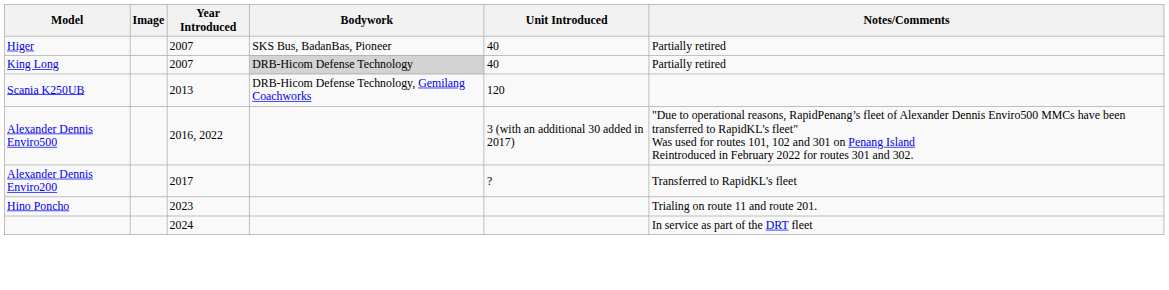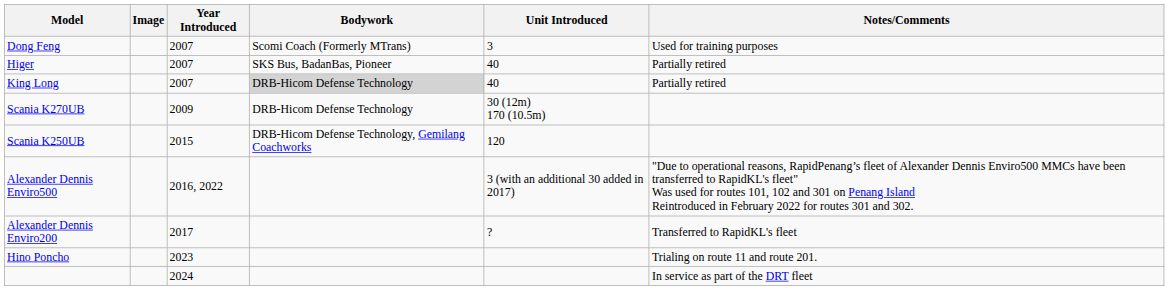+ row: (34, 45)
+ row: (46, 108)
(181, 90) 2013 -> (181, 141) 2015
